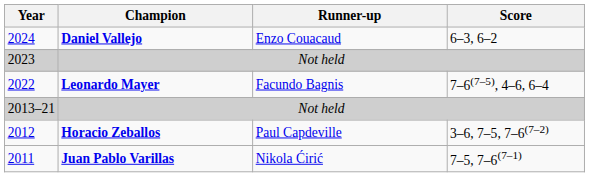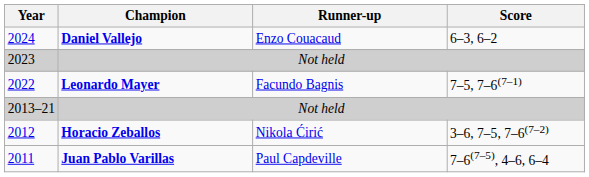(499, 84) 7–6(7–5), 4–6, 6–4 -> (486, 84) 7–5, 7–6(7–1)
(299, 133) Paul Capdeville -> (289, 133) Nikola Ćirić
(289, 158) Nikola Ćirić -> (299, 158) Paul Capdeville
(486, 158) 7–5, 7–6(7–1) -> (499, 158) 7–6(7–5), 4–6, 6–4
